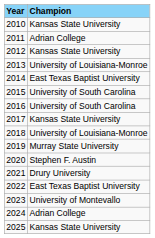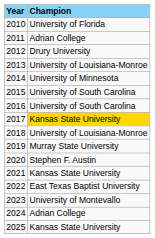(75, 24) Kansas State University -> (67, 24) University of Florida
(75, 51) Kansas State University -> (60, 51) Drury University
(85, 78) East Texas Baptist University -> (74, 78) University of Minnesota
(75, 119) no background -> (75, 119) gold background
(60, 173) Drury University -> (75, 173) Kansas State University
